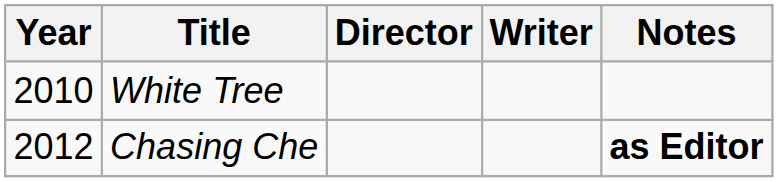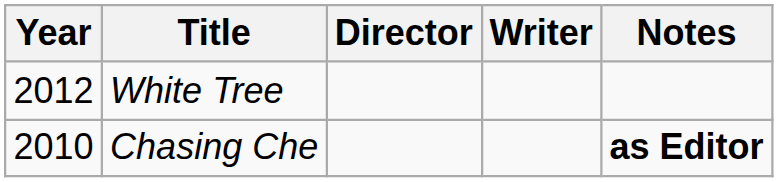(53, 90) 2010 -> (53, 90) 2012
(53, 147) 2012 -> (53, 147) 2010
